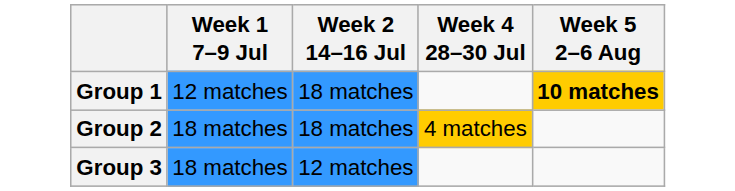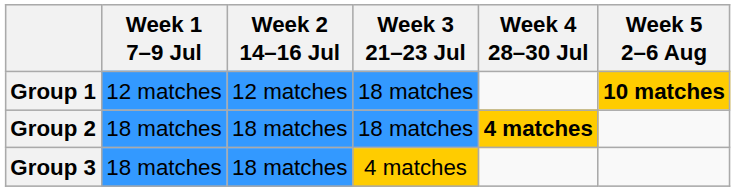+ column: (416, 38)
(356, 90) 18 matches -> (290, 90) 12 matches
(475, 129) normal -> (538, 129) bold
(356, 167) 12 matches -> (290, 167) 18 matches
